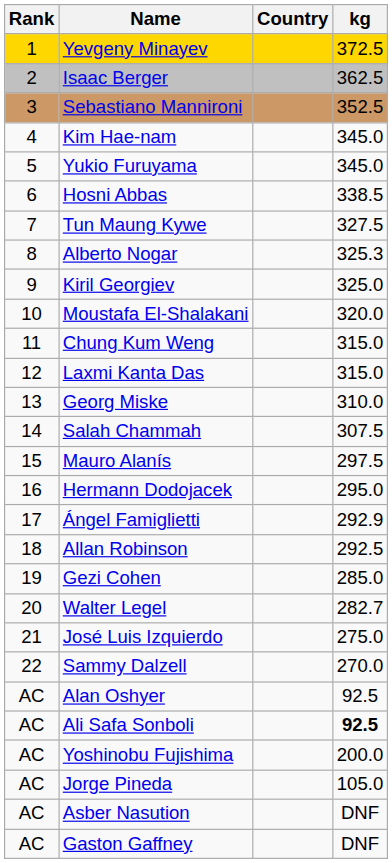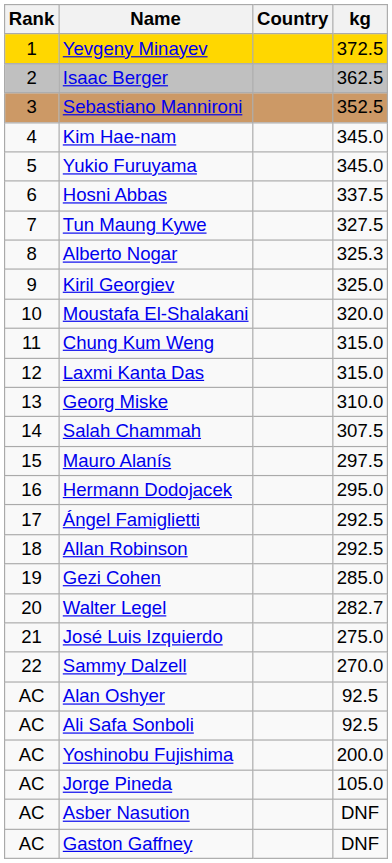(360, 195) 338.5 -> (360, 195) 337.5
(360, 519) 292.9 -> (360, 519) 292.5
(360, 725) bold -> (360, 725) normal
